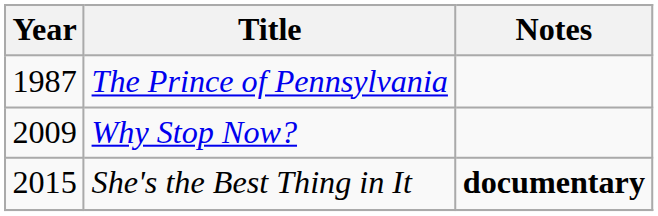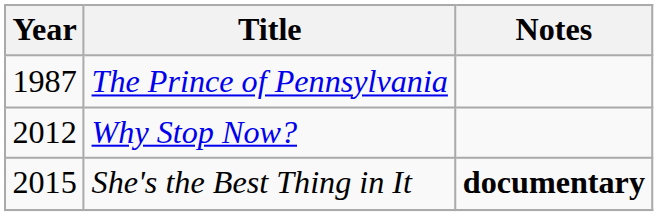(45, 132) 2009 -> (45, 132) 2012
